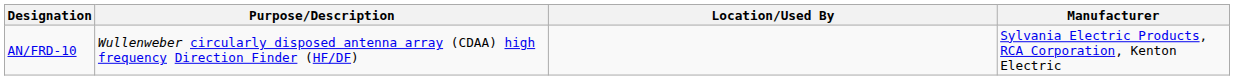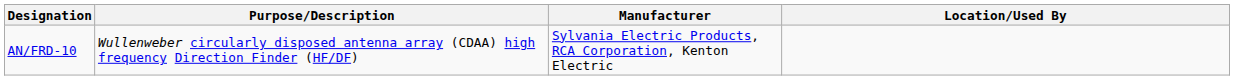columns swapped: (773, 15) <-> (1113, 15)
